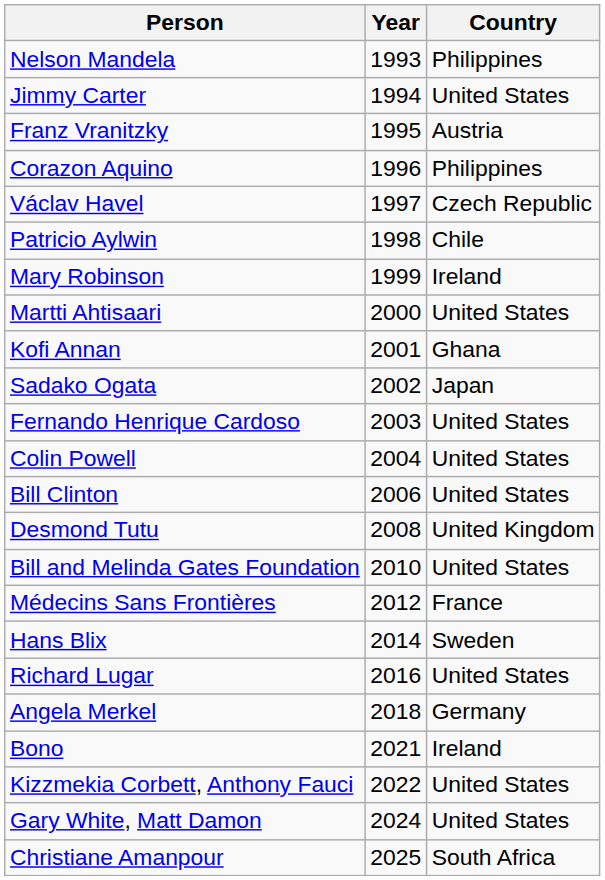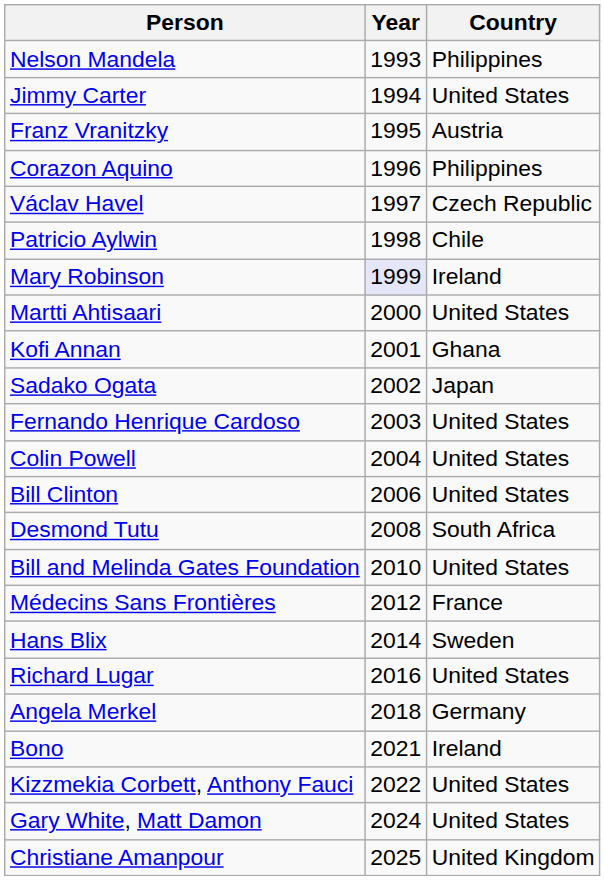(396, 276) no background -> (396, 276) lavender background
(513, 530) United Kingdom -> (493, 530) South Africa
(493, 857) South Africa -> (513, 857) United Kingdom
